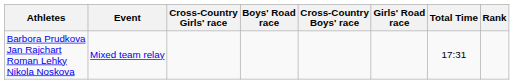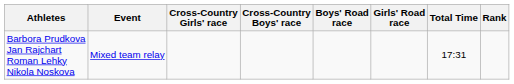columns swapped: (335, 18) <-> (269, 18)
